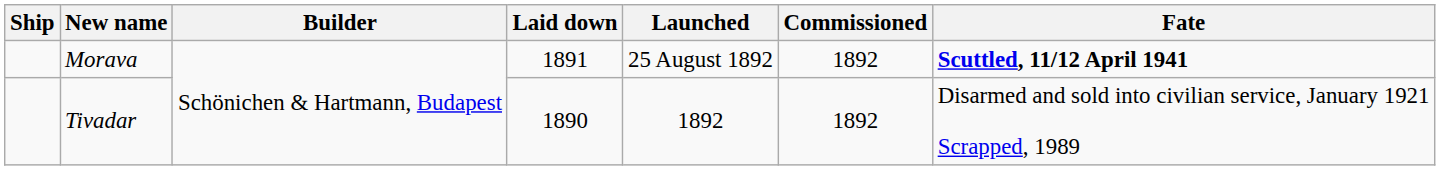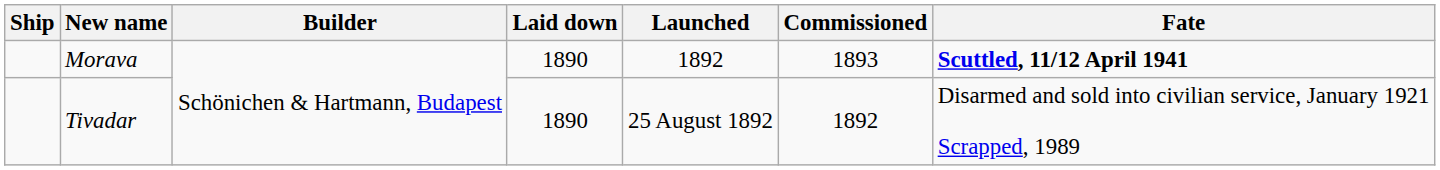(565, 58) 1891 -> (565, 58) 1890
(700, 58) 25 August 1892 -> (700, 58) 1892
(855, 58) 1892 -> (855, 58) 1893
(700, 120) 1892 -> (700, 120) 25 August 1892
